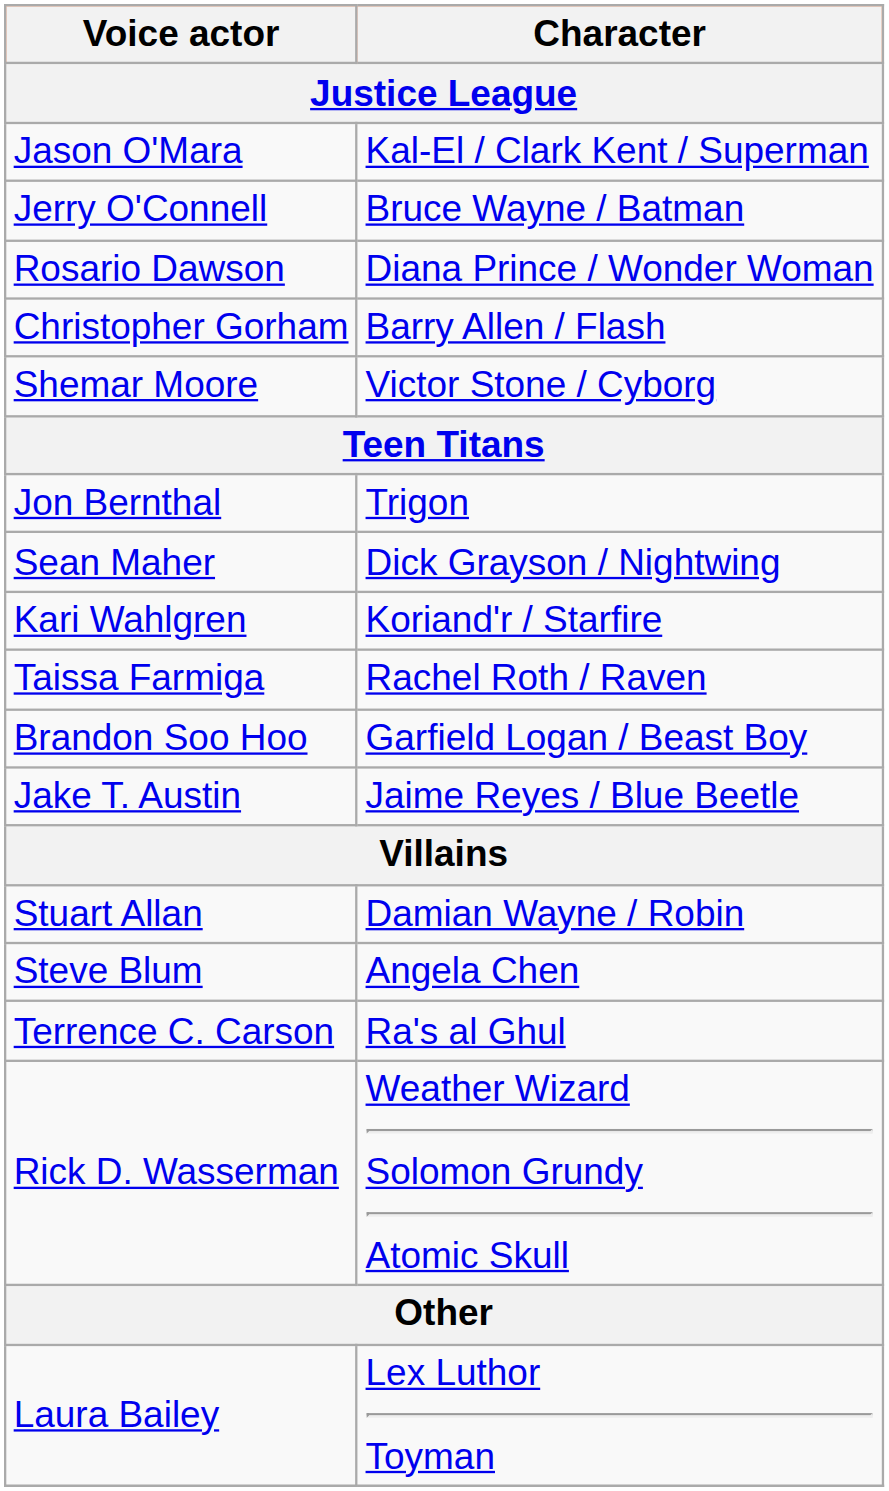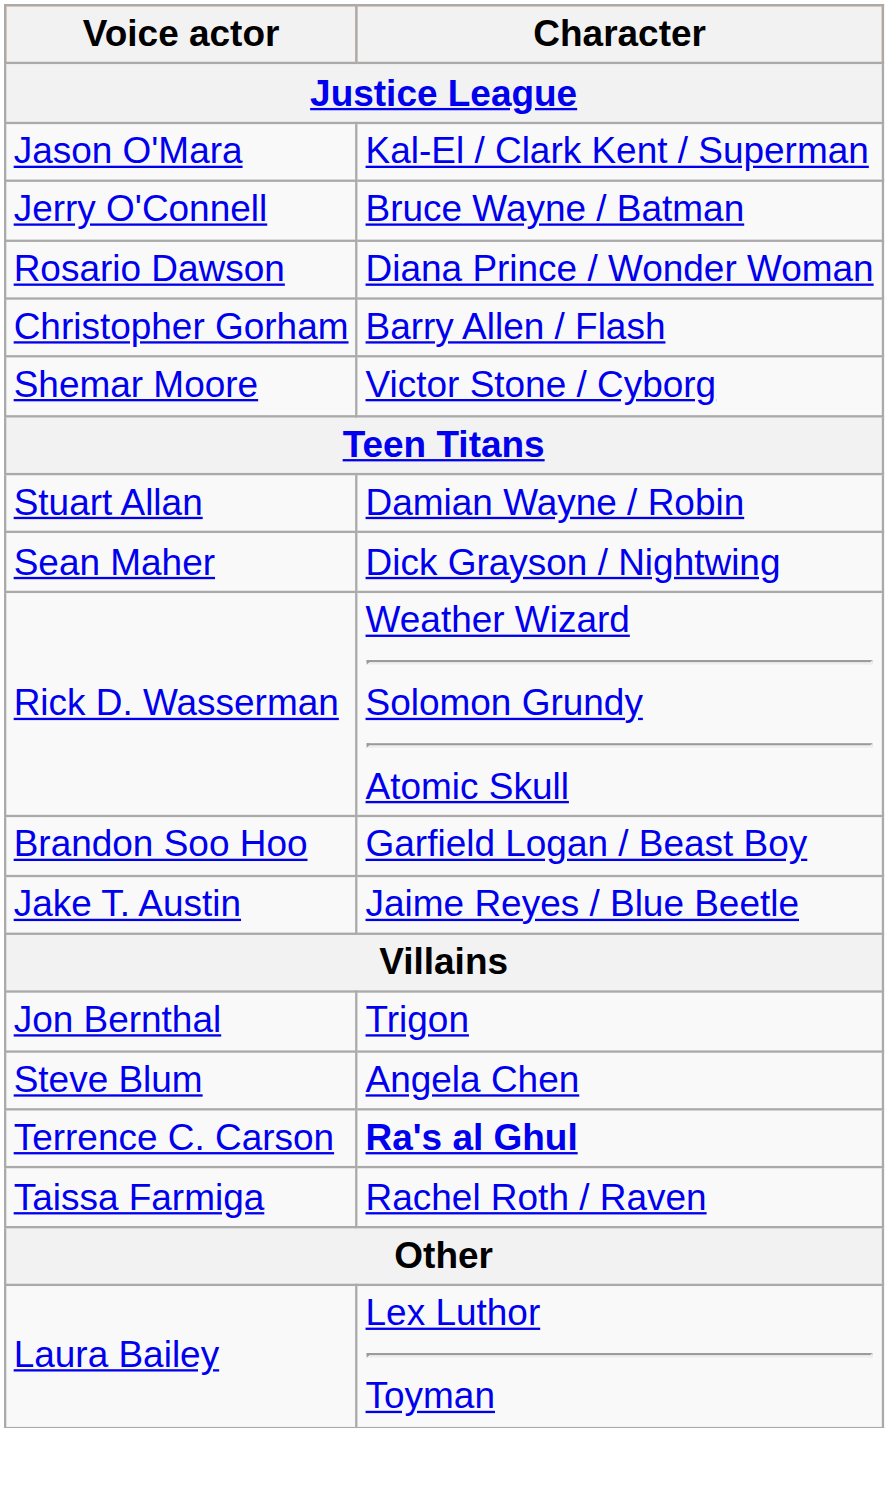rows swapped: (108, 913) <-> (117, 502)
- row: (130, 619)
rows swapped: (139, 678) <-> (176, 1172)
(466, 1030) normal -> (472, 1137) bold
